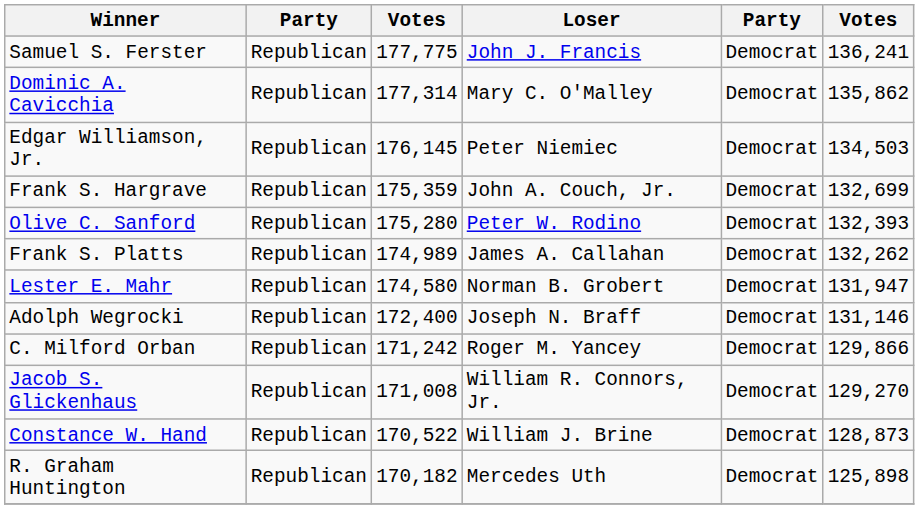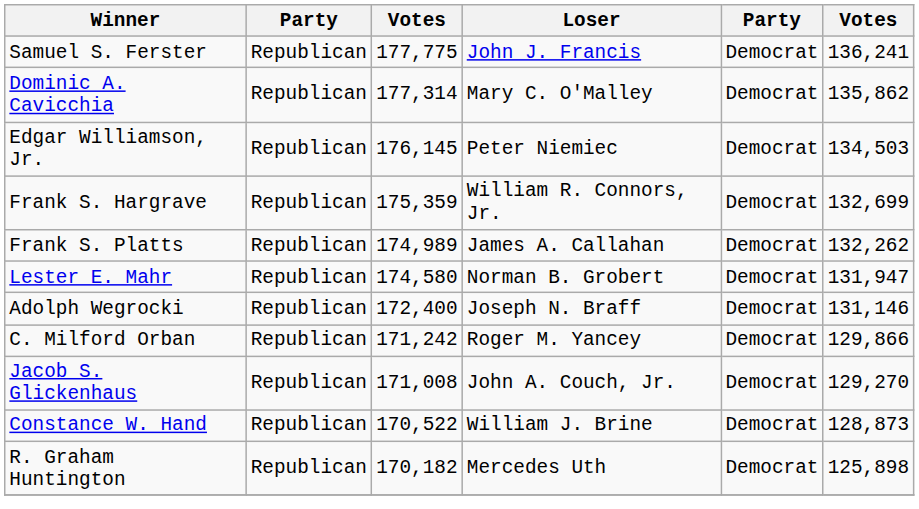(571, 192) John A. Couch, Jr. -> (577, 203) William R. Connors, Jr.
- row: (102, 223)
(577, 392) William R. Connors, Jr. -> (571, 383) John A. Couch, Jr.
